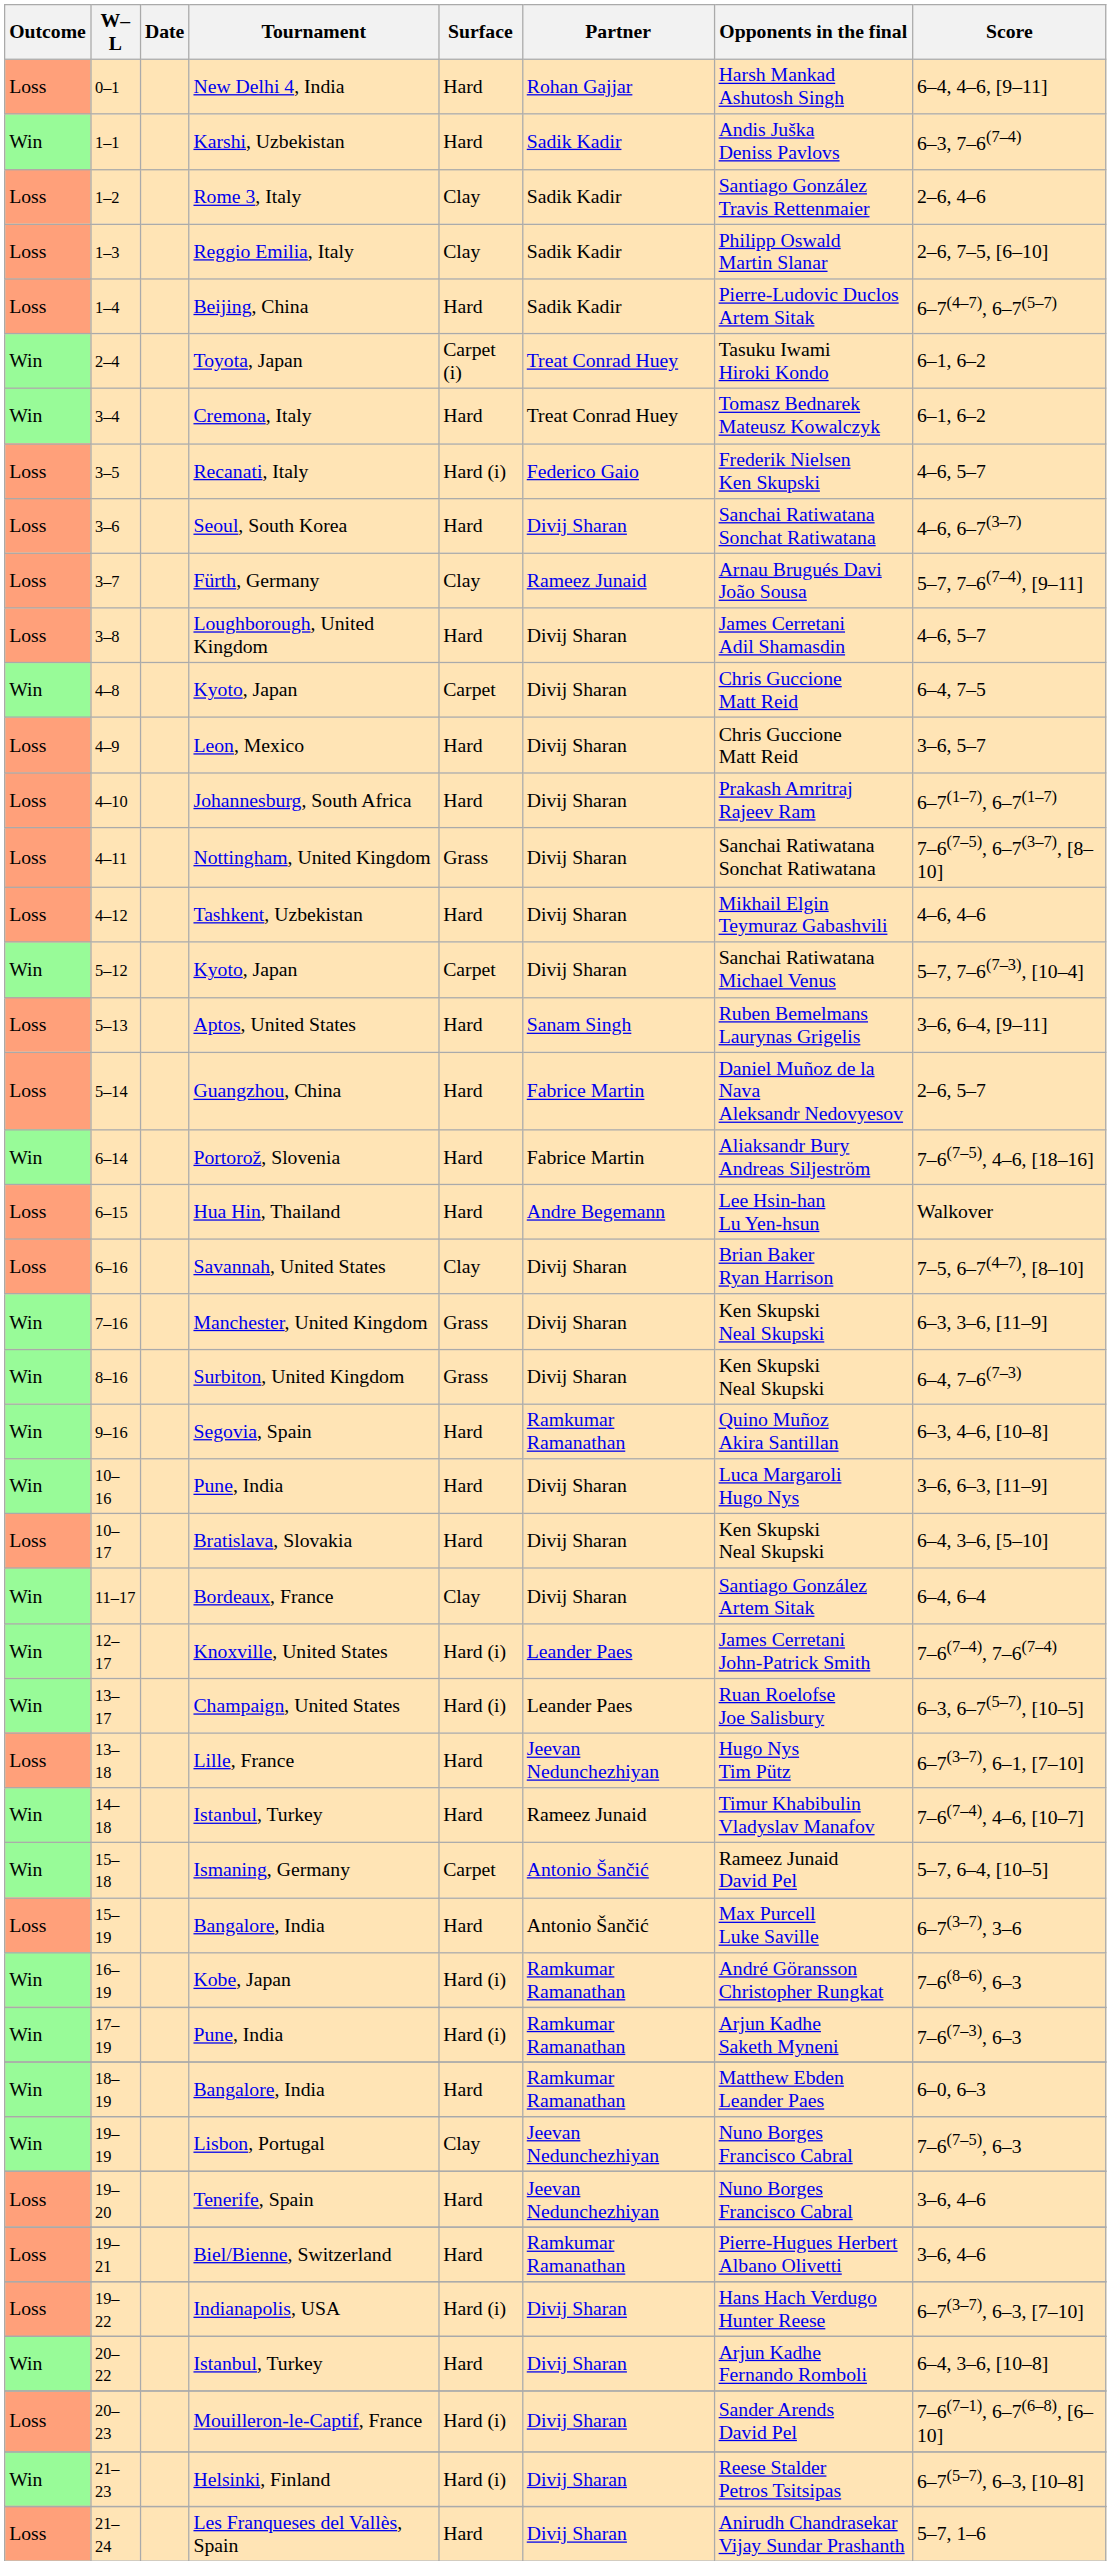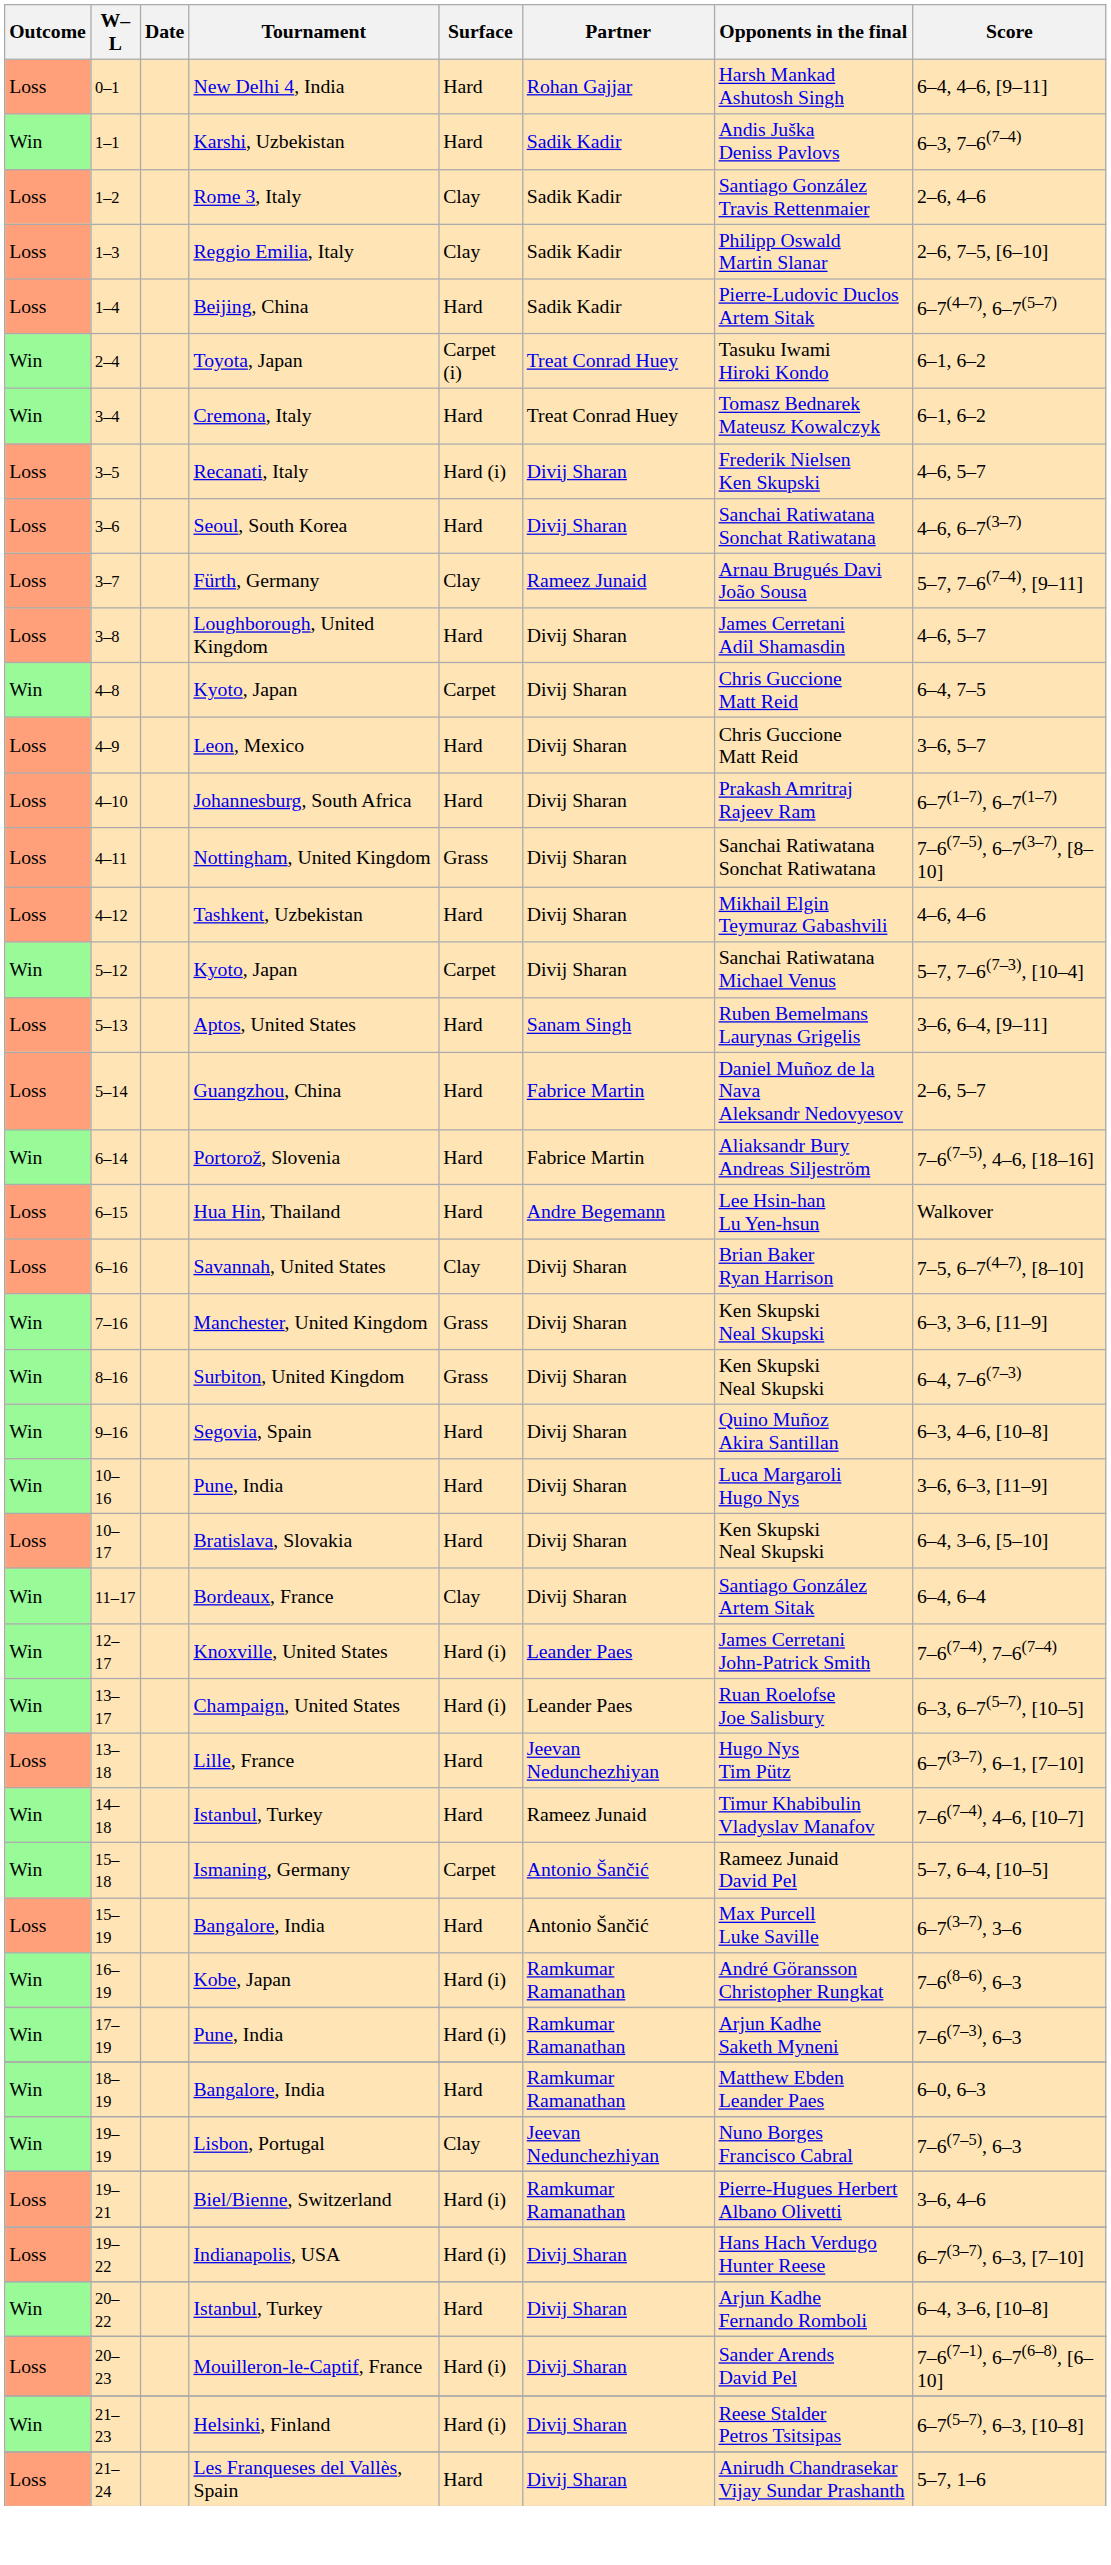(583, 470) Federico Gaio -> (577, 470) Divij Sharan
(576, 1430) Ramkumar Ramanathan -> (577, 1430) Divij Sharan
- row: (107, 2199)
(463, 2253) Hard -> (475, 2198) Hard (i)
